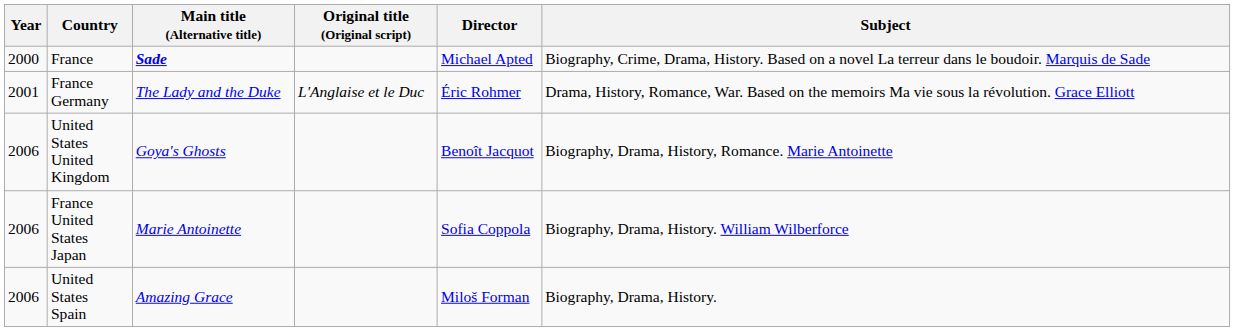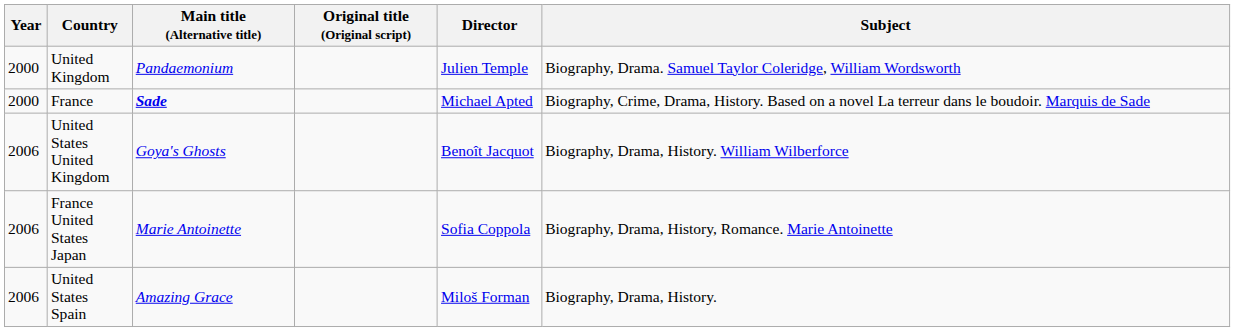+ row: (80, 67)
- row: (80, 92)
(719, 151) Biography, Drama, History, Romance. Marie Antoinette -> (697, 151) Biography, Drama, History. William Wilberforce
(697, 228) Biography, Drama, History. William Wilberforce -> (719, 228) Biography, Drama, History, Romance. Marie Antoinette
